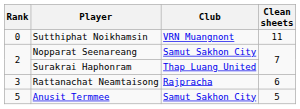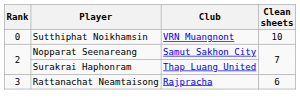(277, 37) 11 -> (277, 37) 10
- row: (71, 96)
